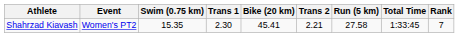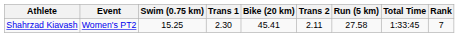(172, 26) 15.35 -> (172, 26) 15.25
(314, 26) 2.21 -> (314, 26) 2.11
